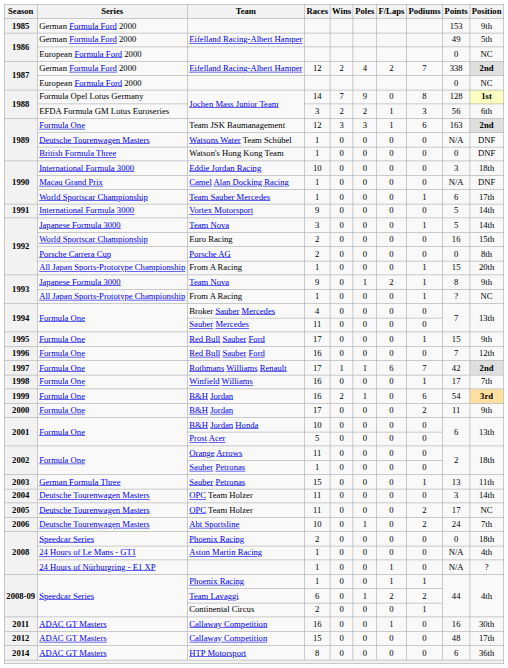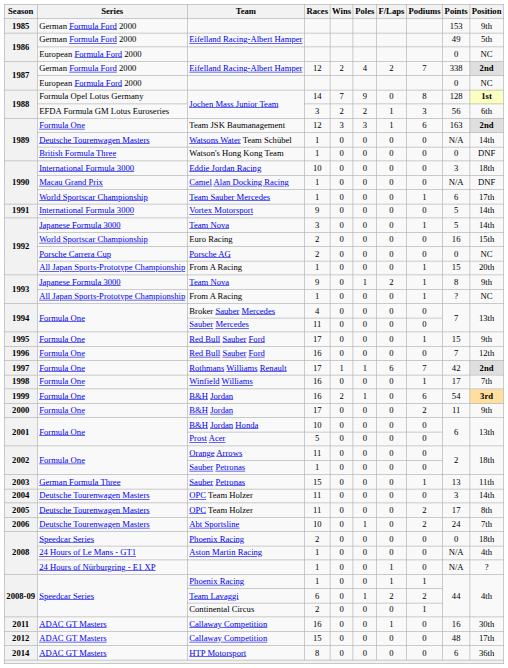(487, 140) DNF -> (487, 140) 14th
(487, 254) 8th -> (487, 254) NC
(487, 510) NC -> (487, 510) 8th
